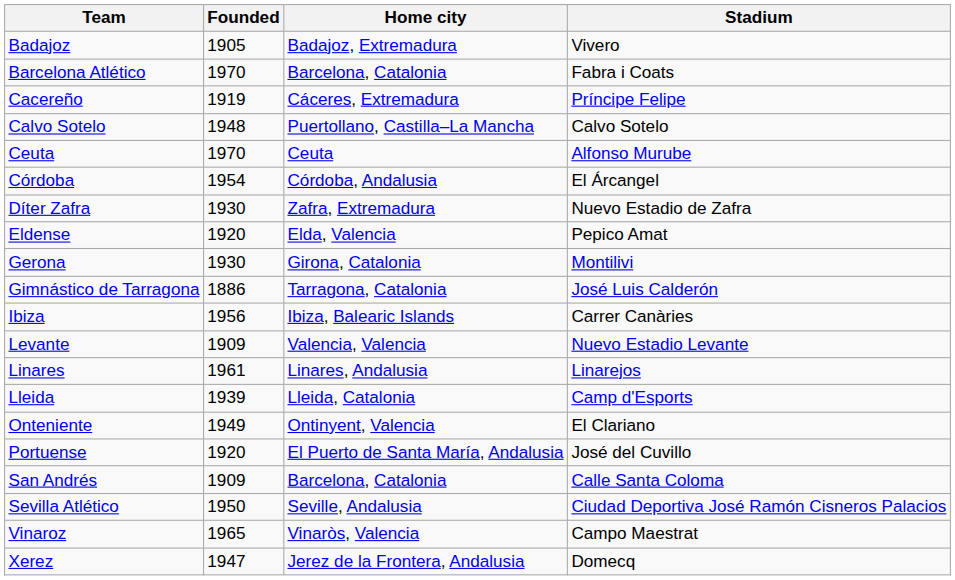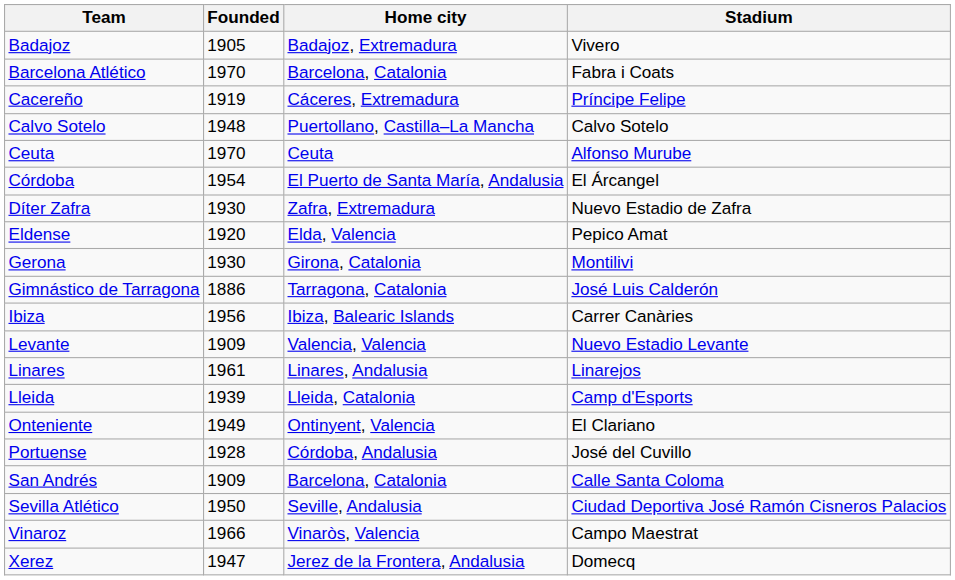(362, 180) Córdoba, Andalusia -> (426, 180) El Puerto de Santa María, Andalusia
(226, 452) 1920 -> (226, 452) 1928
(426, 452) El Puerto de Santa María, Andalusia -> (362, 452) Córdoba, Andalusia
(226, 533) 1965 -> (226, 533) 1966
